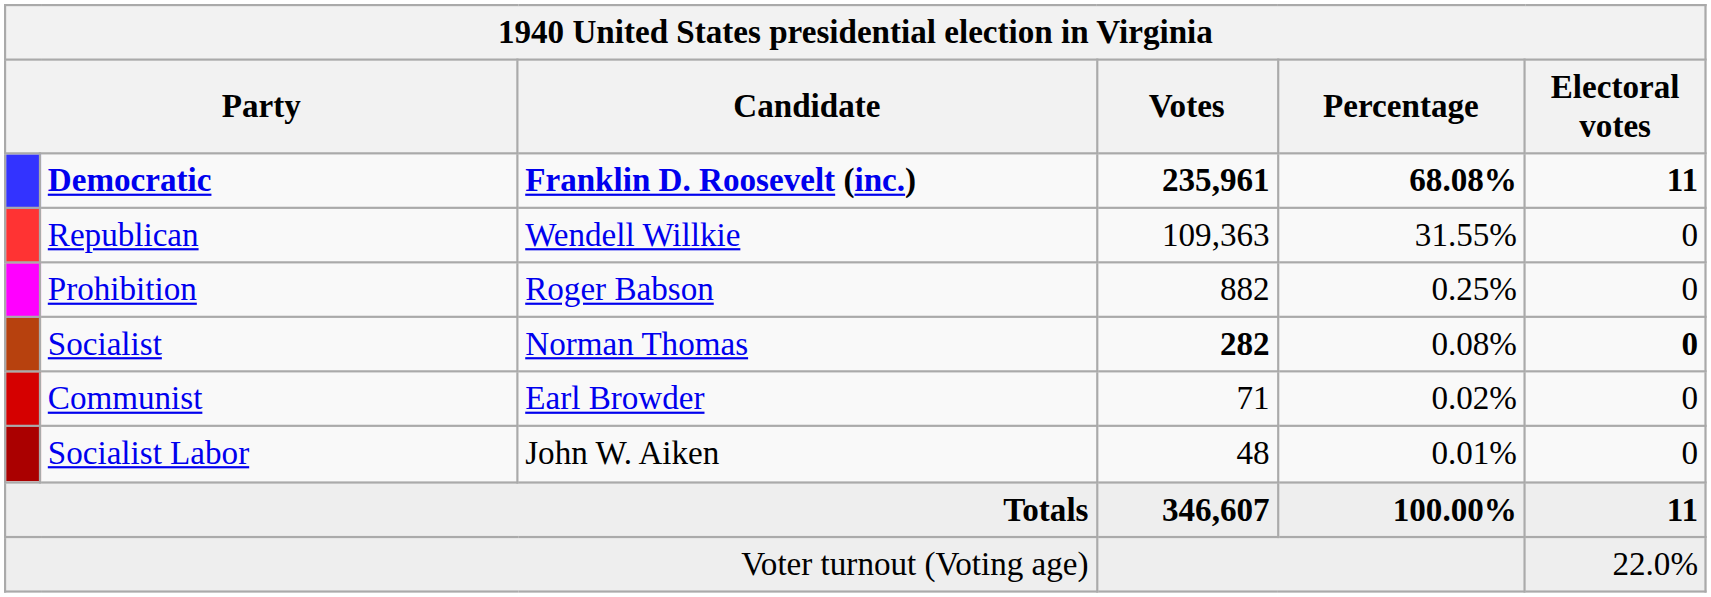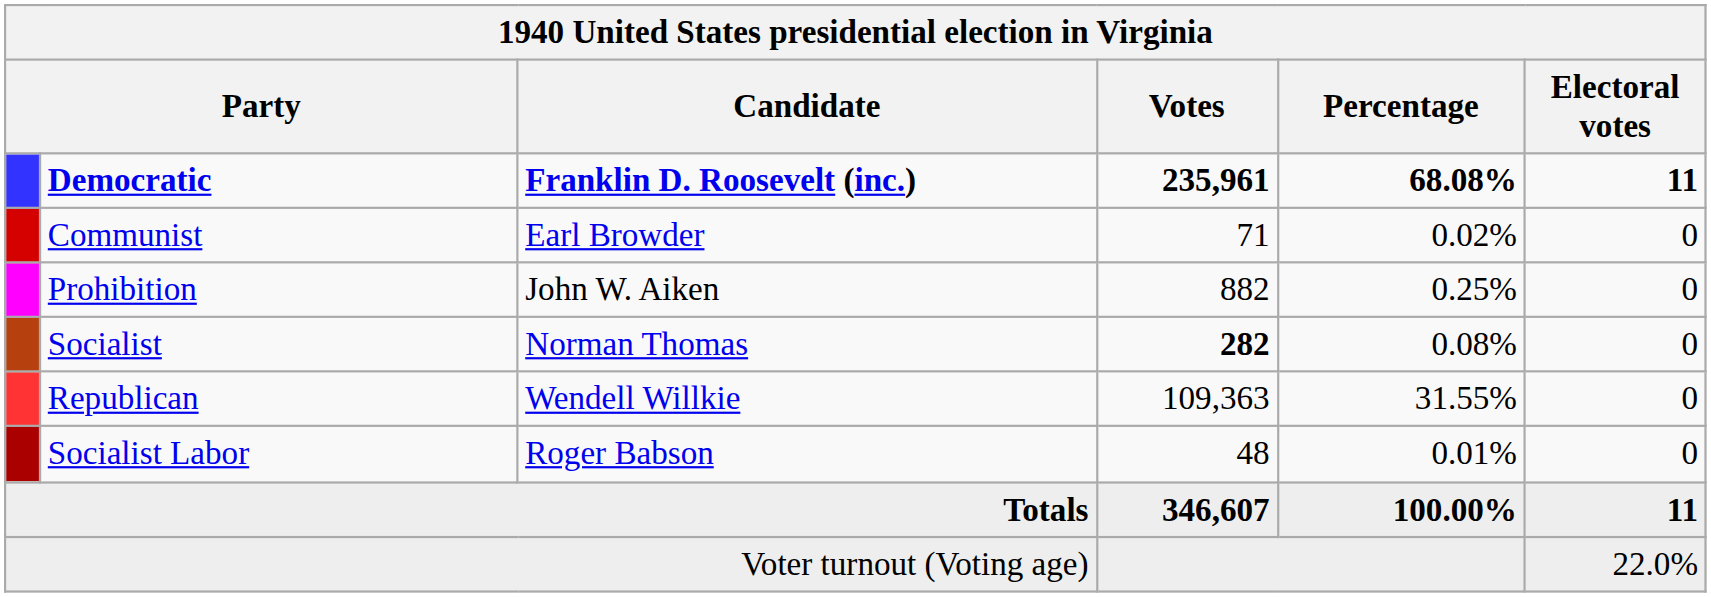rows swapped: (123, 235) <-> (125, 399)
(619, 289) Roger Babson -> (622, 289) John W. Aiken
(1690, 344) bold -> (1690, 344) normal
(622, 453) John W. Aiken -> (619, 453) Roger Babson
